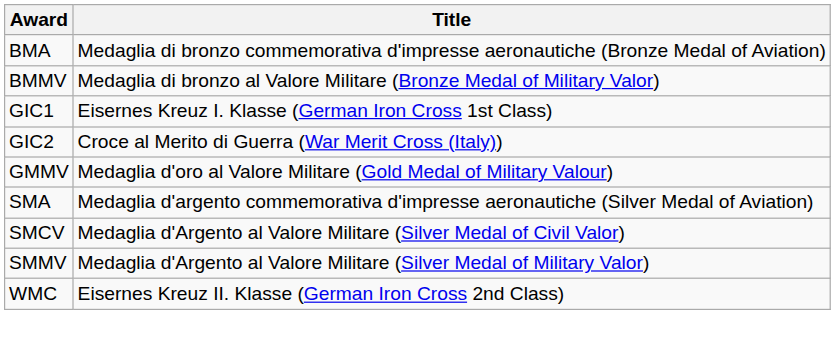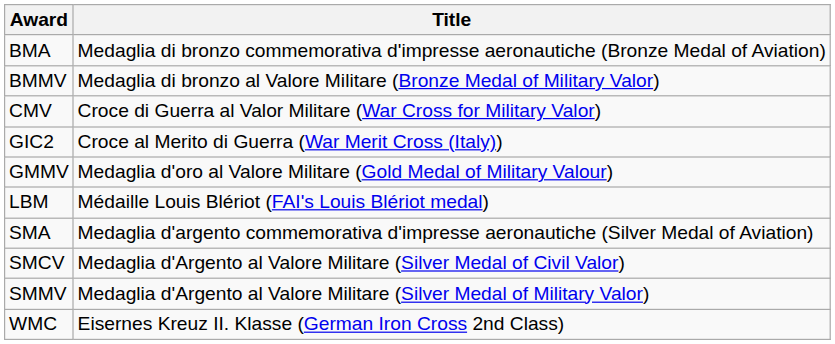+ row: (30, 111)
- row: (31, 111)
+ row: (29, 202)
